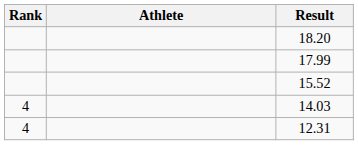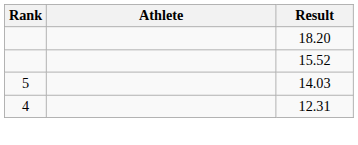- row: (315, 60)
(26, 106) 4 -> (26, 83) 5
